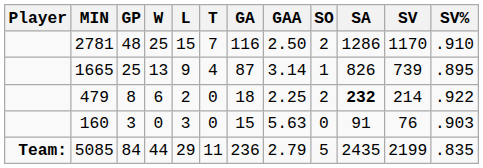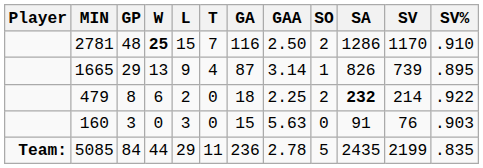(159, 44) normal -> (159, 44) bold
(131, 71) 25 -> (131, 71) 29
(287, 150) 2.79 -> (287, 150) 2.78
